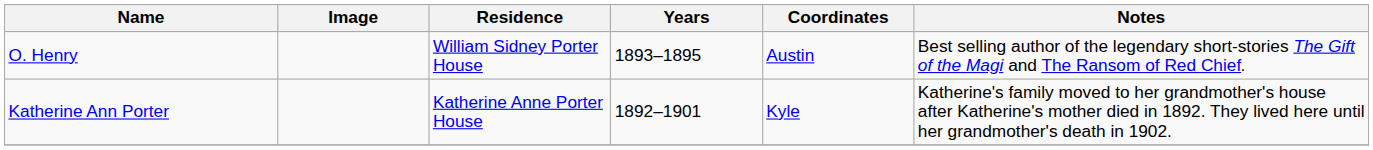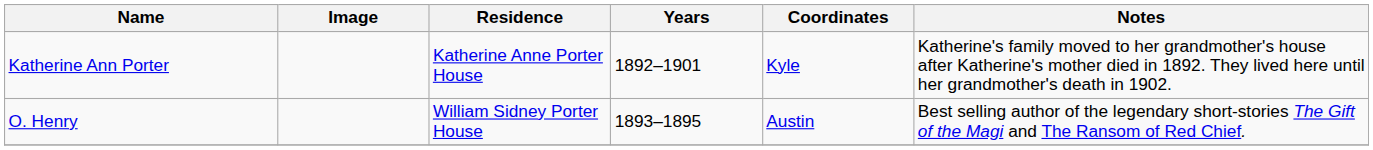rows swapped: (89, 111) <-> (43, 55)
